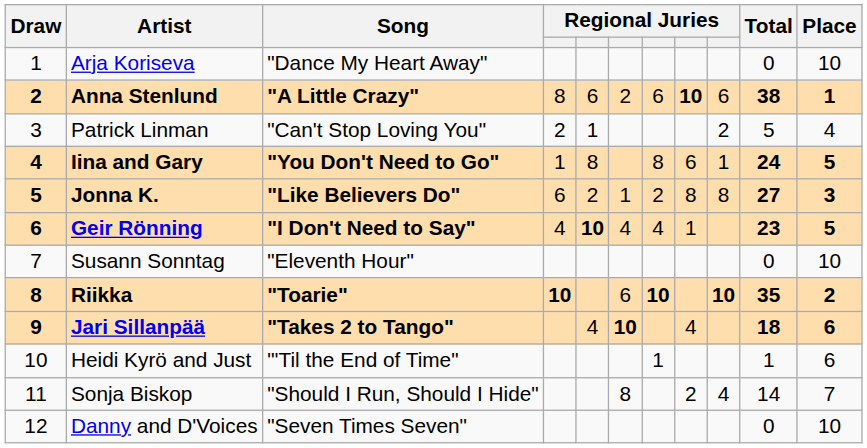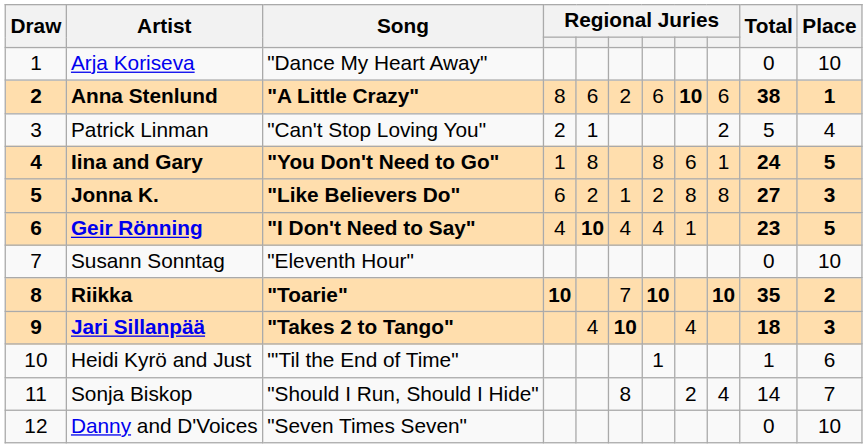(625, 294) 6 -> (625, 294) 7
(830, 327) 6 -> (830, 327) 3
